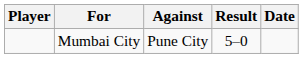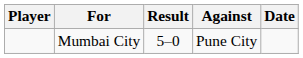columns swapped: (178, 16) <-> (236, 16)
